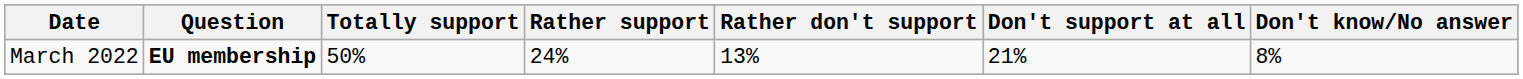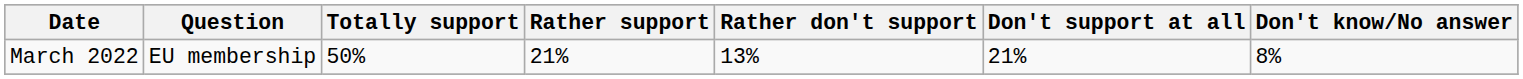(233, 57) bold -> (233, 57) normal
(549, 57) 24% -> (549, 57) 21%
